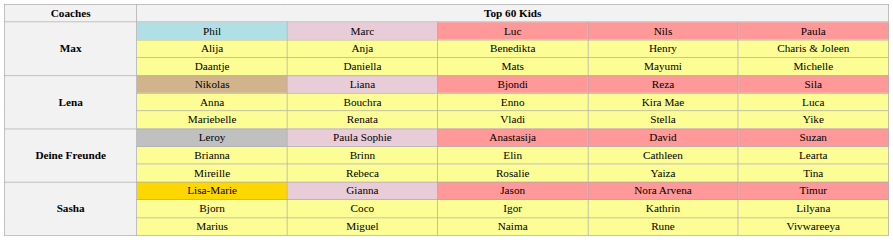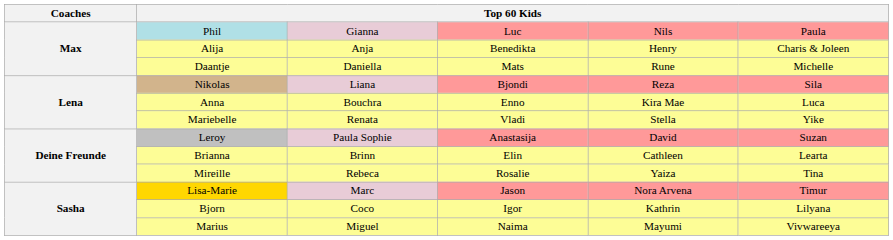(362, 31) Marc -> (362, 31) Gianna
(663, 66) Mayumi -> (663, 66) Rune
(362, 191) Gianna -> (362, 191) Marc
(663, 226) Rune -> (663, 226) Mayumi
